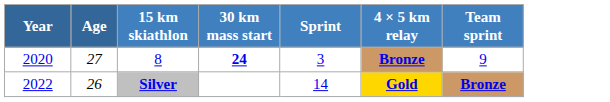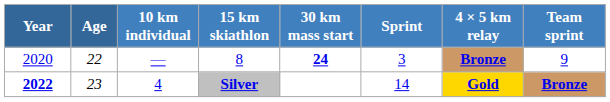+ column: (158, 26)
(94, 59) 27 -> (94, 59) 22
(38, 84) normal -> (38, 84) bold
(94, 84) 26 -> (94, 84) 23
